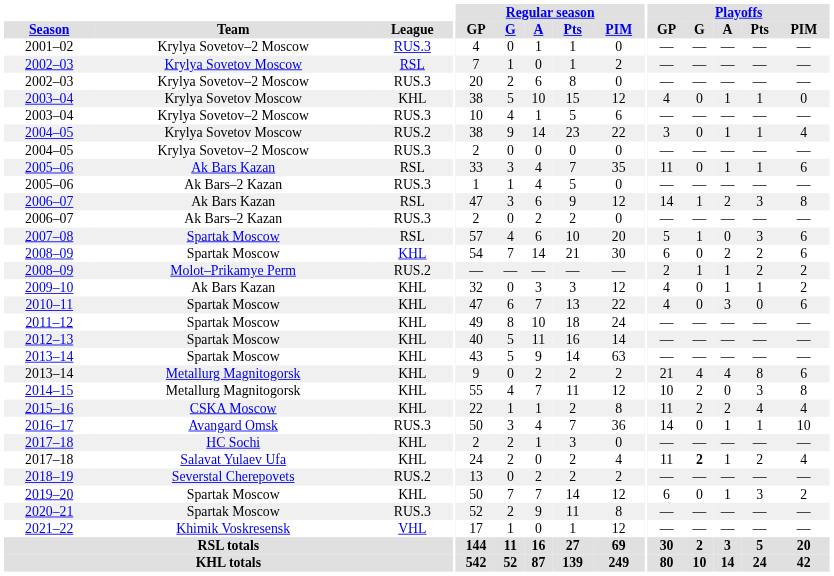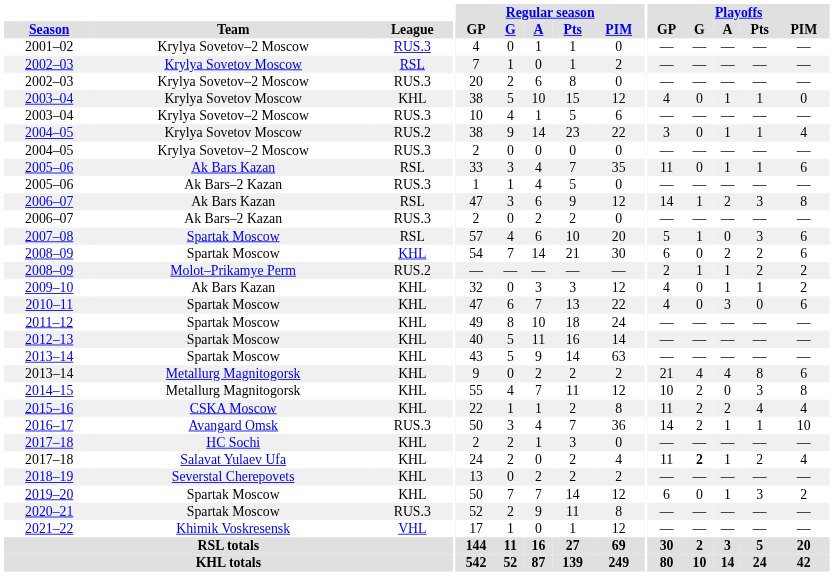(699, 425) 0 -> (699, 425) 2
(412, 477) RUS.2 -> (412, 477) KHL
